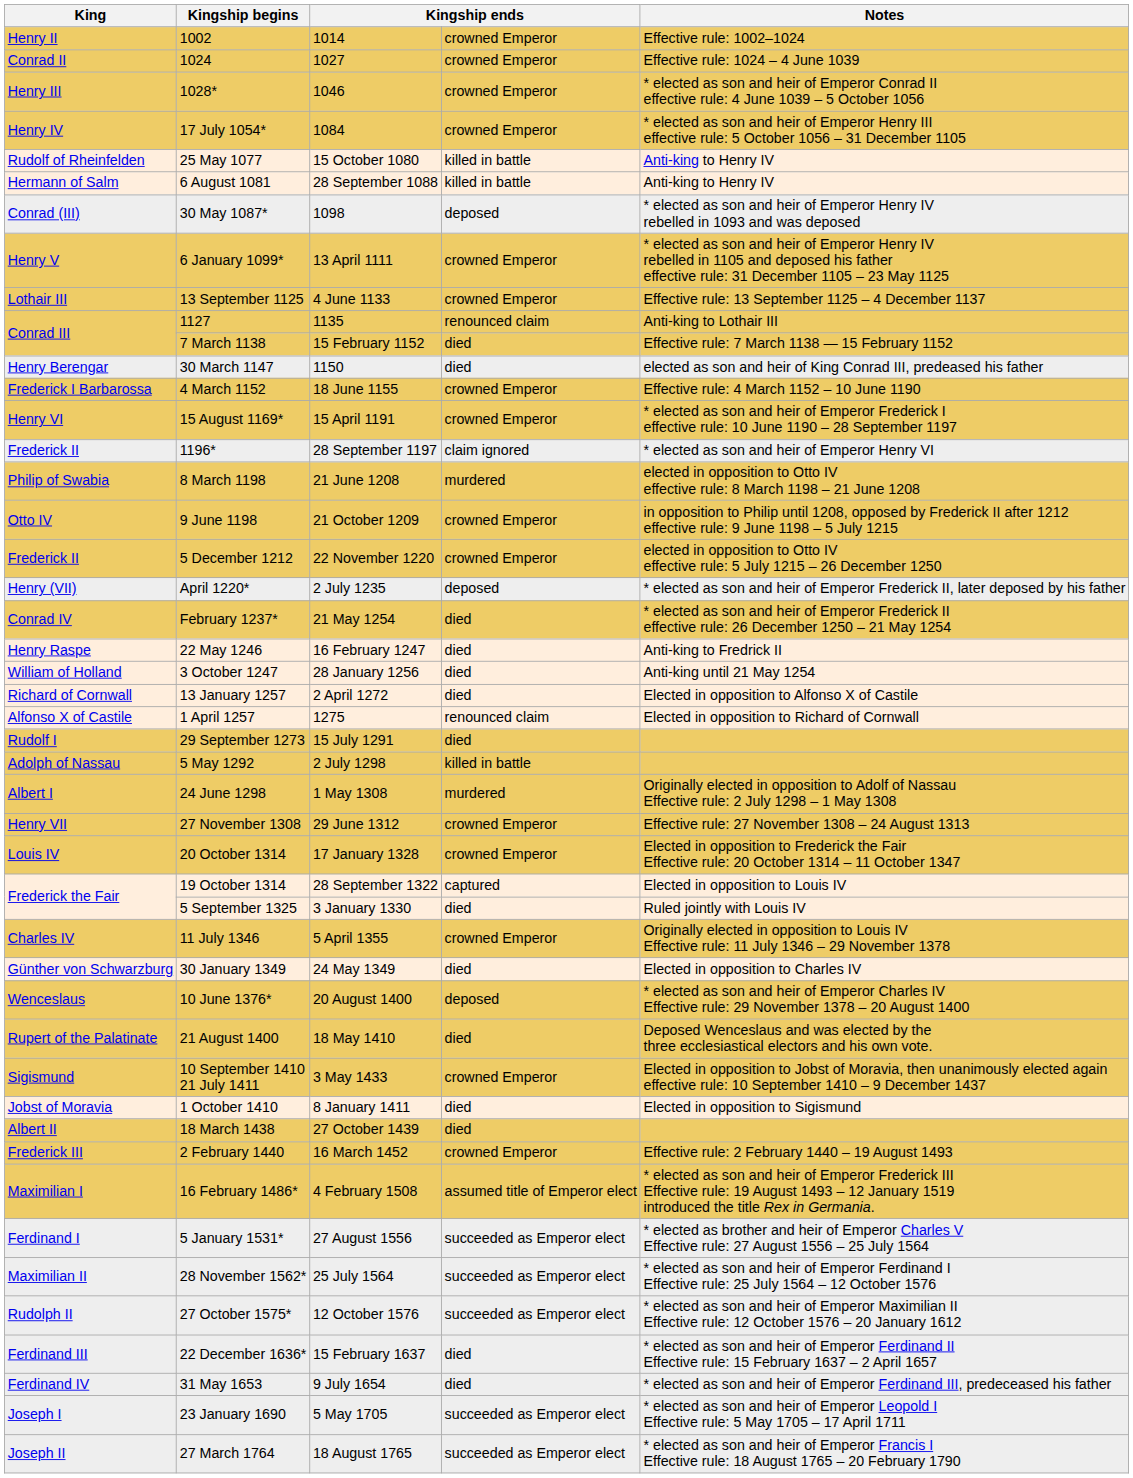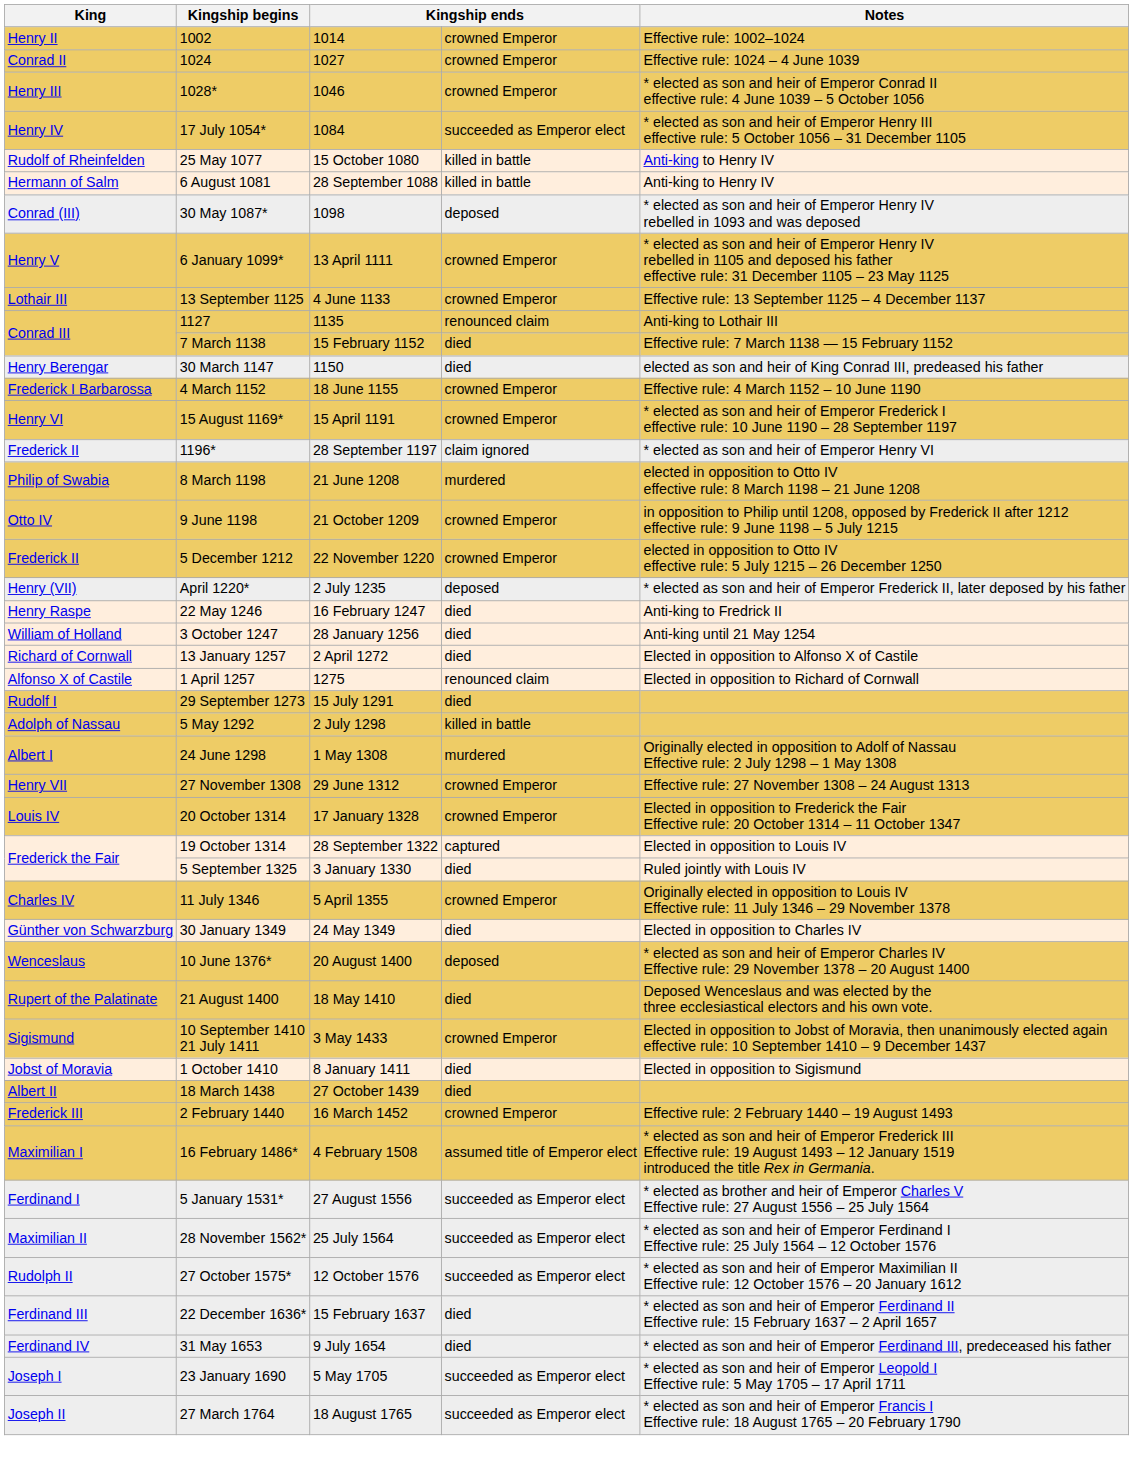(501, 130) crowned Emperor -> (535, 130) succeeded as Emperor elect
- row: (229, 619)
